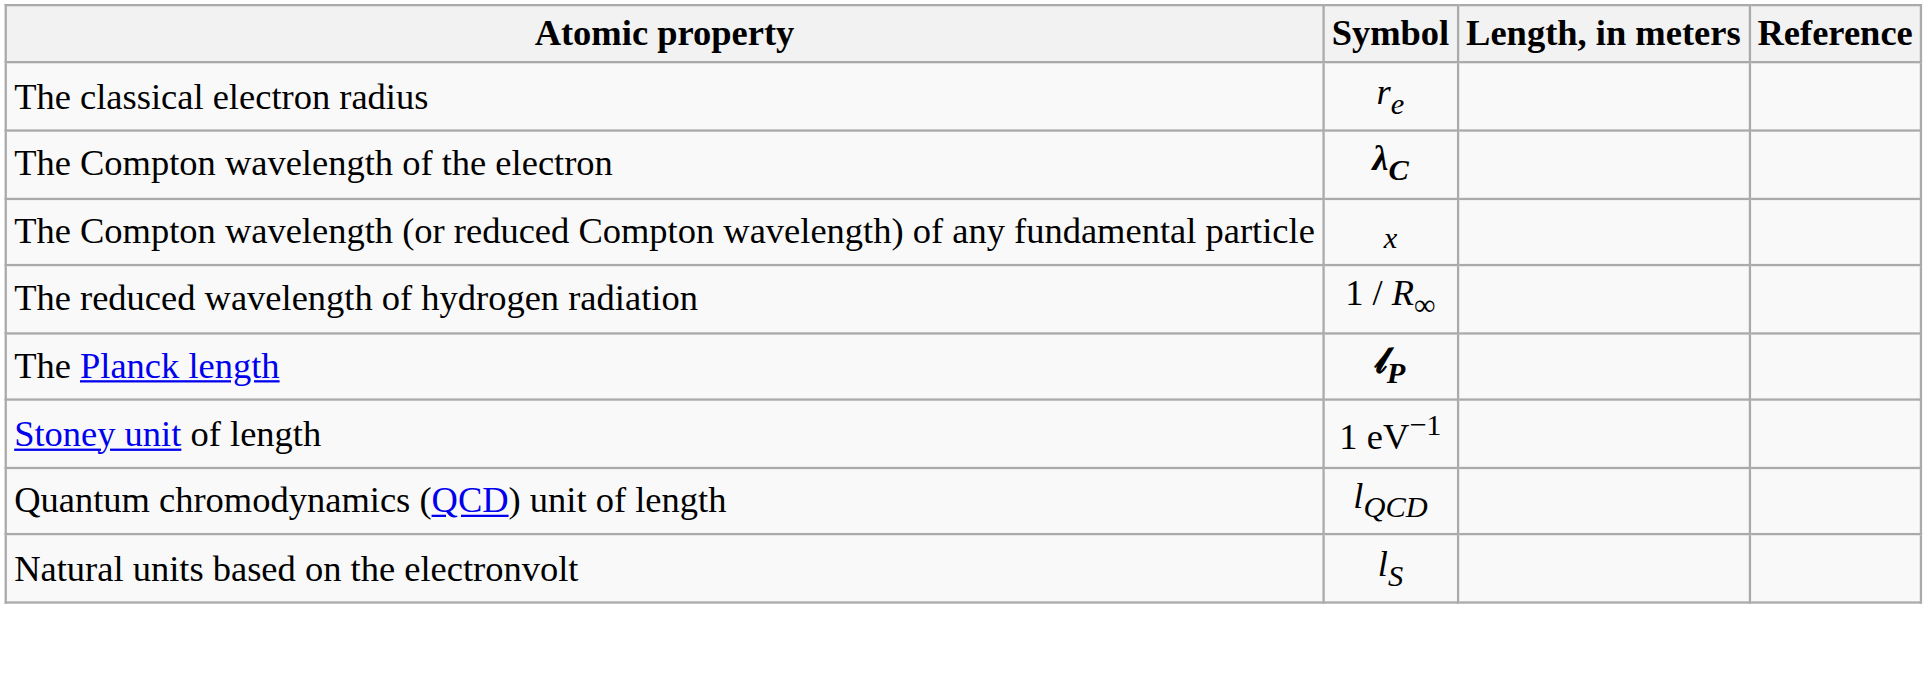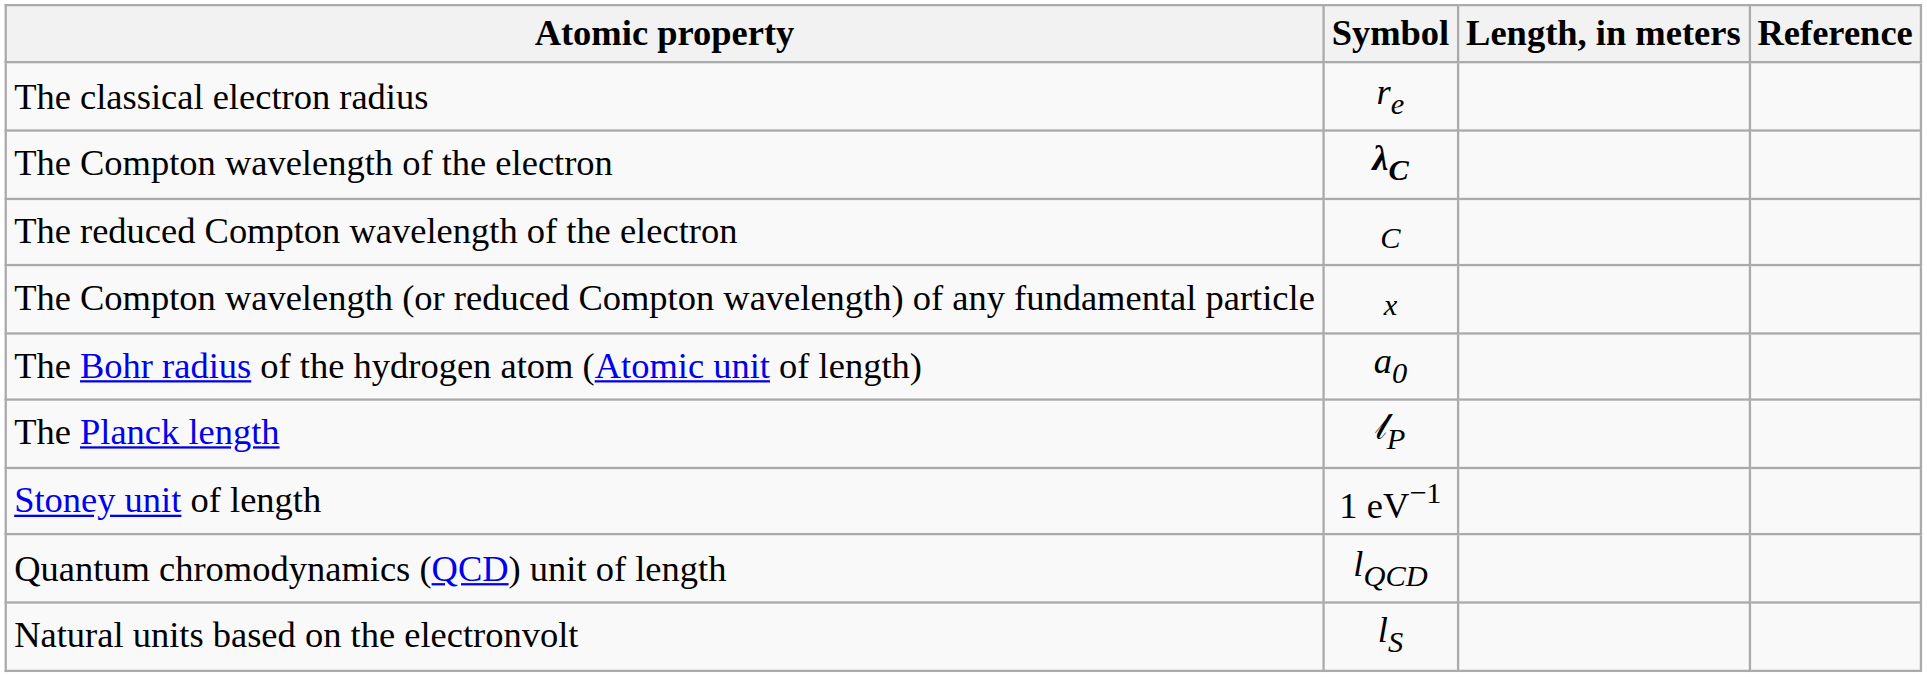+ row: (376, 230)
+ row: (468, 365)
- row: (356, 298)
(1390, 365) bold -> (1390, 433) normal
